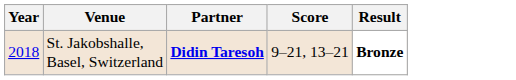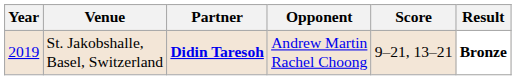+ column: (319, 17)
(24, 52) 2018 -> (24, 52) 2019
